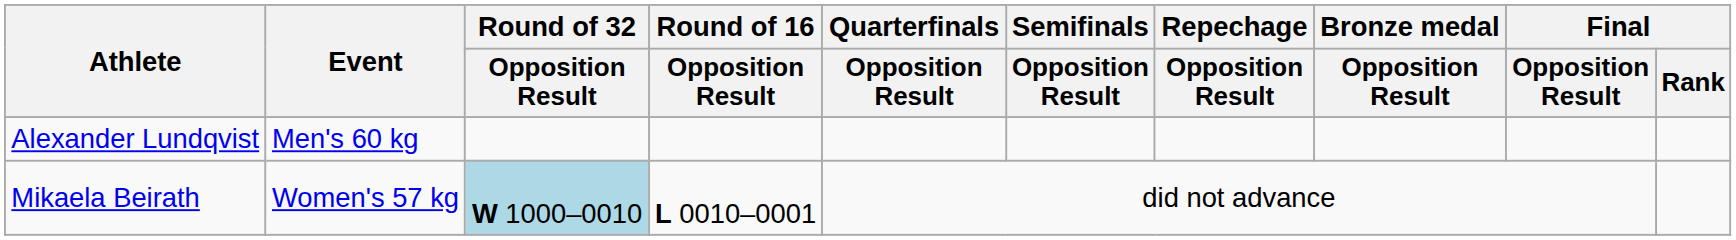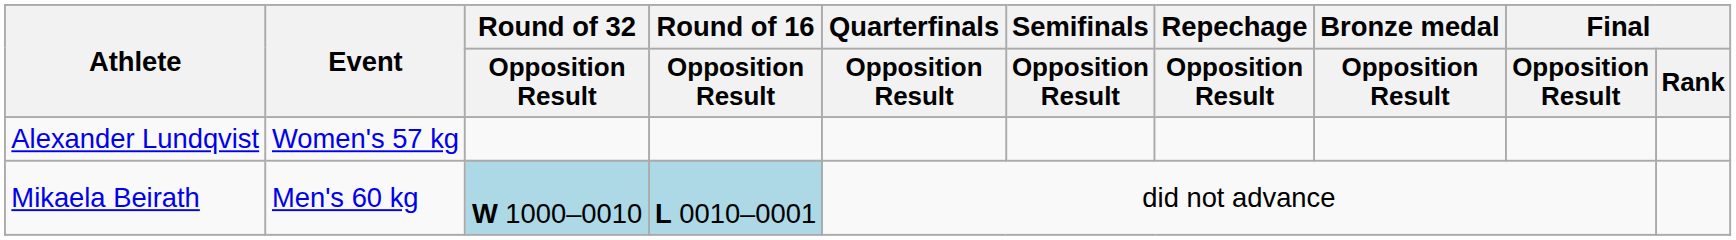(345, 139) Men's 60 kg -> (366, 139) Women's 57 kg
(366, 198) Women's 57 kg -> (345, 198) Men's 60 kg
(736, 213) no background -> (736, 213) lightblue background
